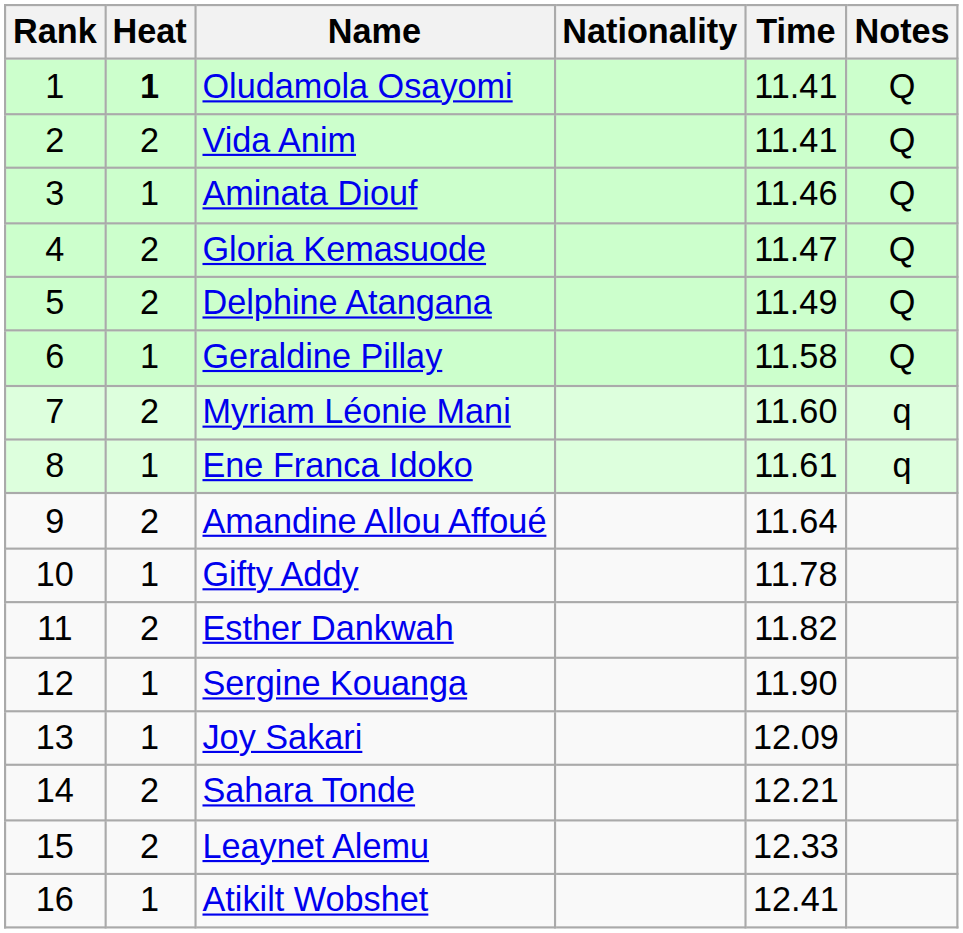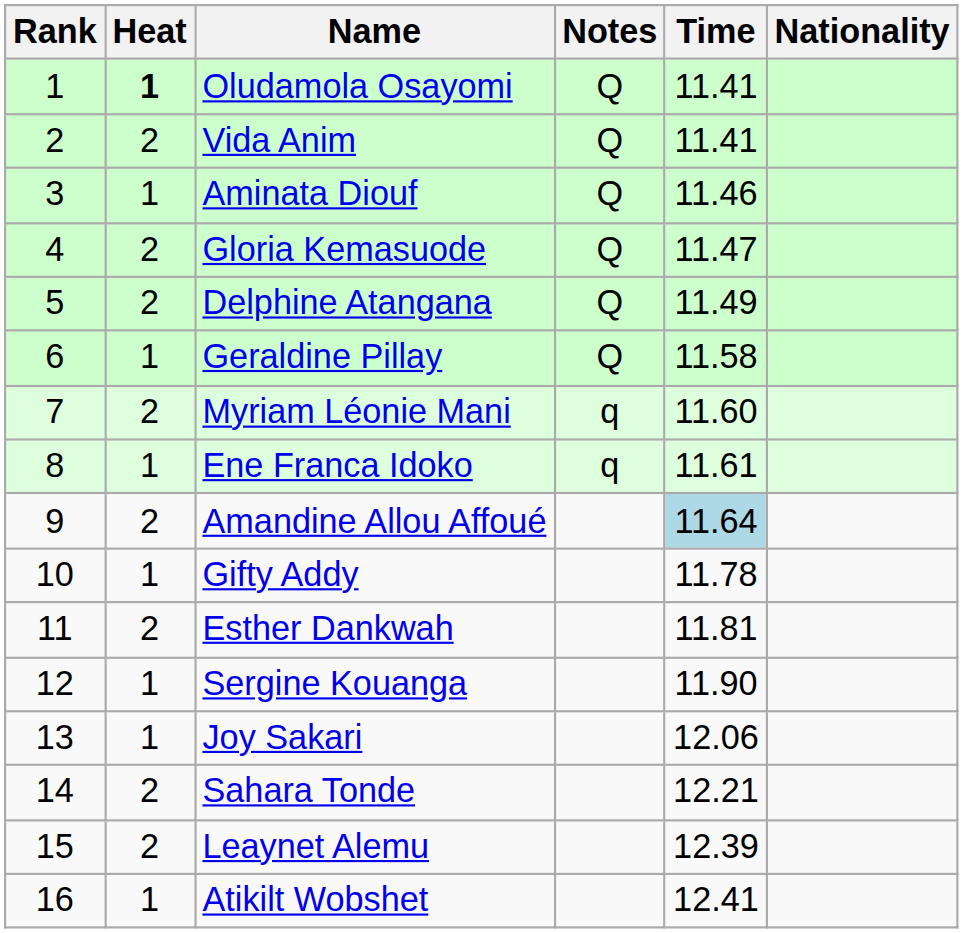columns swapped: (650, 31) <-> (902, 31)
(796, 520) no background -> (716, 520) lightblue background
(796, 628) 11.82 -> (716, 628) 11.81
(796, 737) 12.09 -> (716, 737) 12.06
(796, 846) 12.33 -> (716, 846) 12.39
